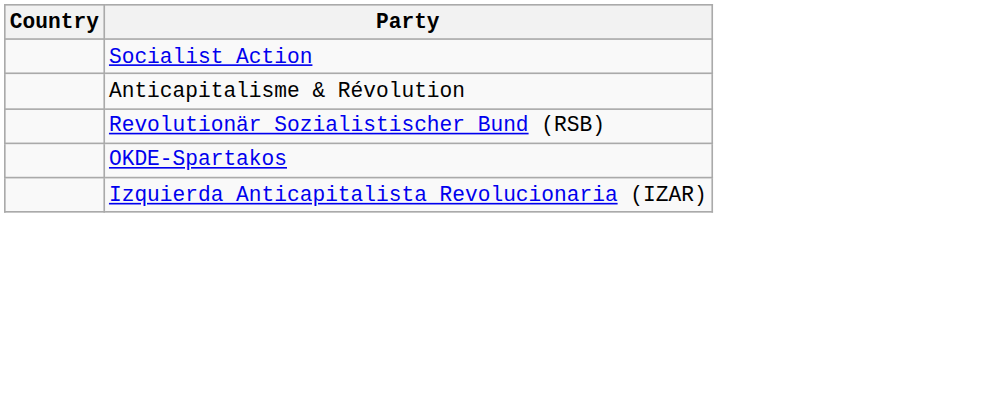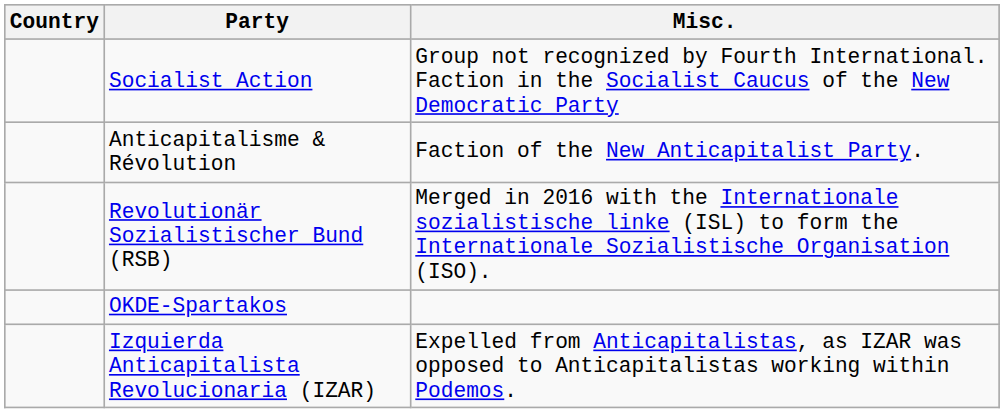+ column: (705, 22)
